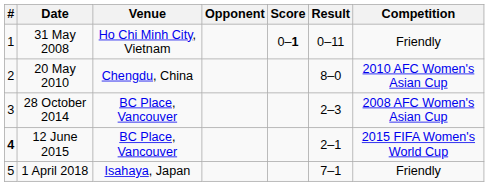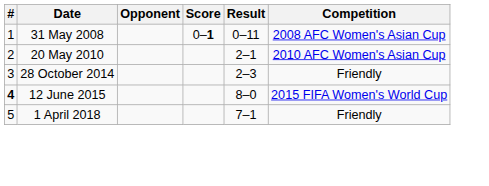- column: (147, 14)
(418, 41) Friendly -> (359, 34) 2008 AFC Women's Asian Cup
(331, 75) 8–0 -> (246, 54) 2–1
(418, 110) 2008 AFC Women's Asian Cup -> (359, 74) Friendly
(331, 144) 2–1 -> (246, 94) 8–0
